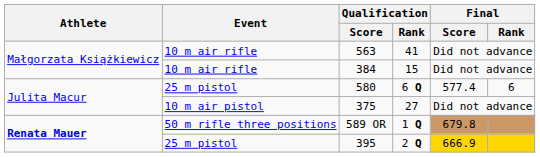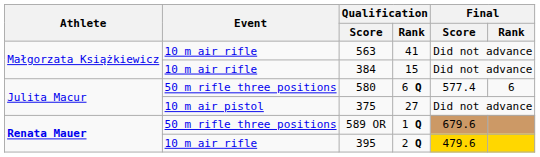(201, 87) 25 m pistol -> (251, 87) 50 m rifle three positions
(459, 124) 679.8 -> (459, 124) 679.6
(201, 143) 25 m pistol -> (211, 143) 10 m air rifle
(459, 143) 666.9 -> (459, 143) 479.6
